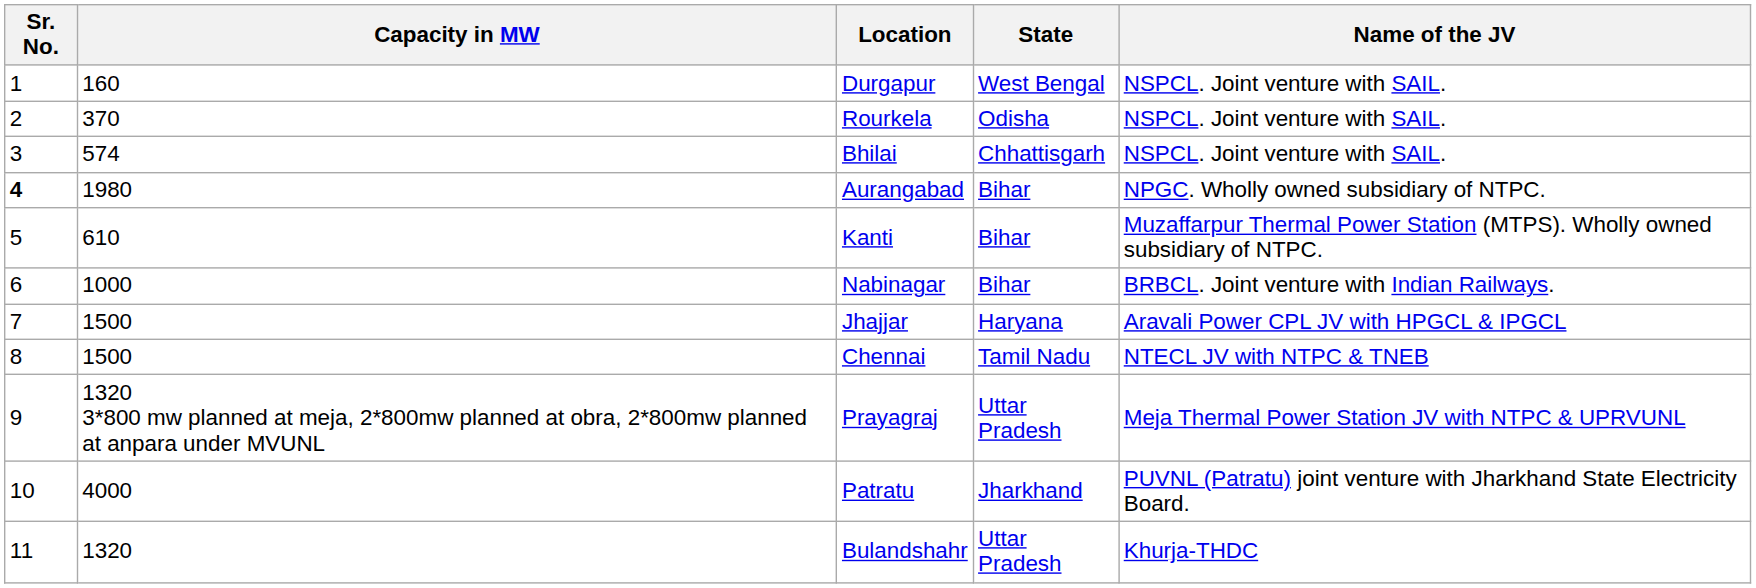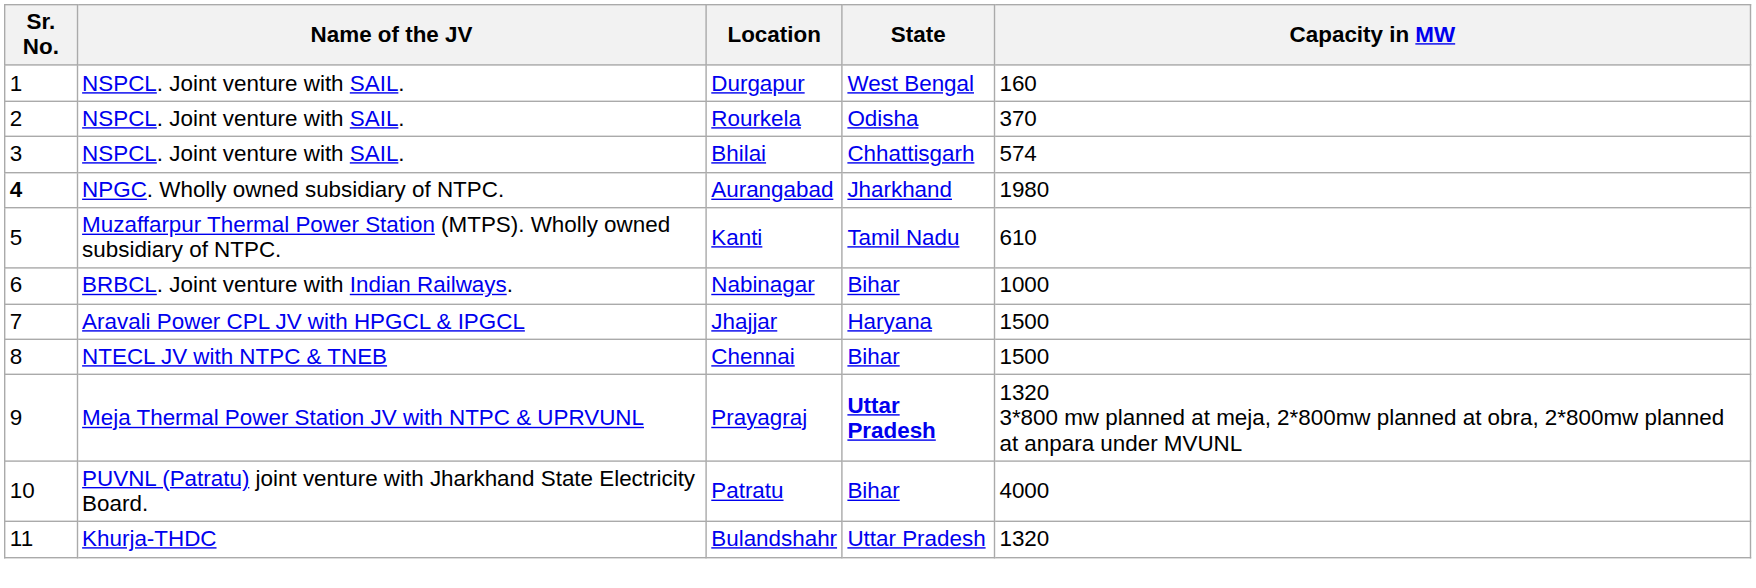columns swapped: (1435, 34) <-> (457, 34)
(1004, 189) Bihar -> (900, 189) Jharkhand
(1004, 237) Bihar -> (903, 237) Tamil Nadu
(1034, 356) Tamil Nadu -> (874, 356) Bihar
(1020, 417) normal -> (892, 417) bold
(1030, 490) Jharkhand -> (874, 490) Bihar
